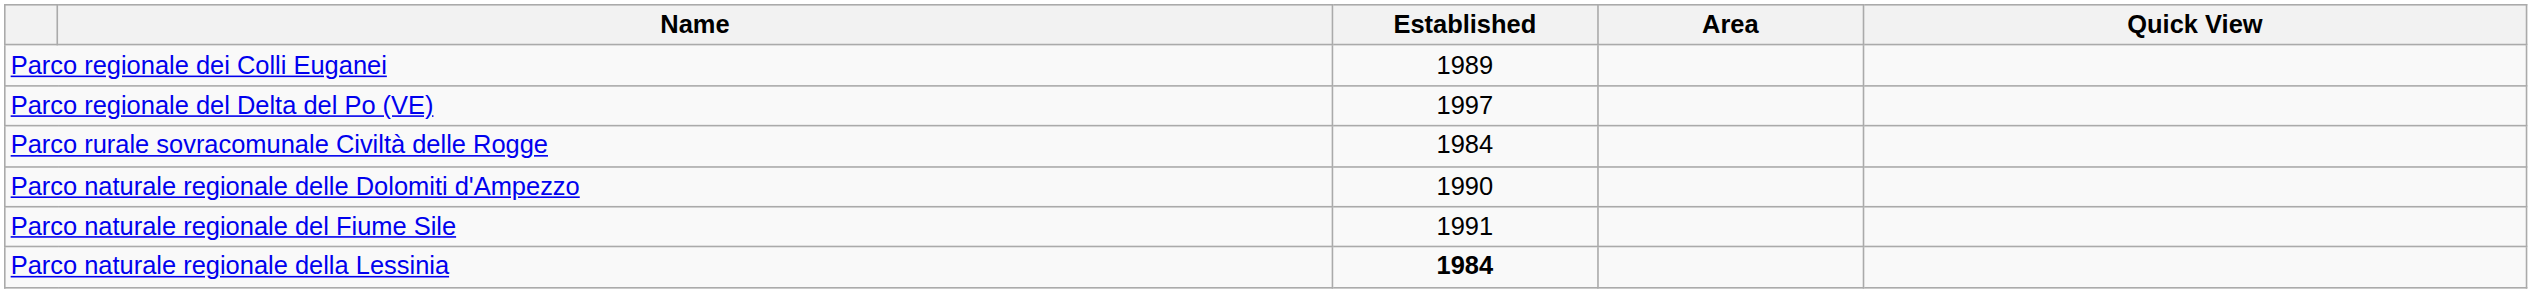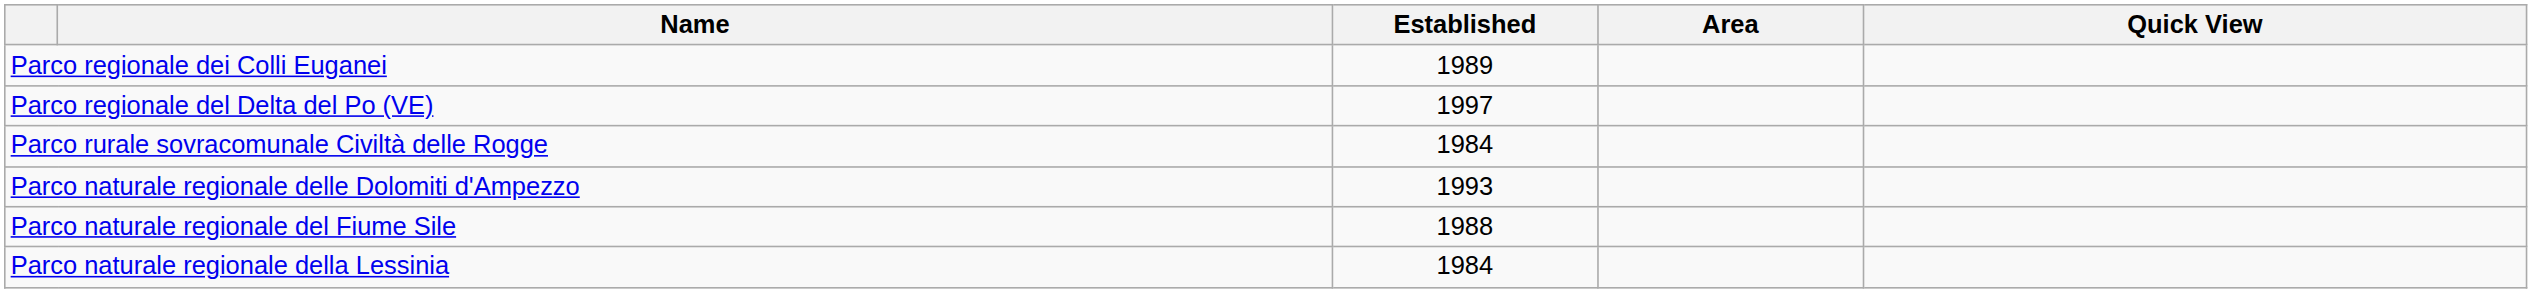(1465, 186) 1990 -> (1465, 186) 1993
(1465, 226) 1991 -> (1465, 226) 1988
(1465, 266) bold -> (1465, 266) normal
